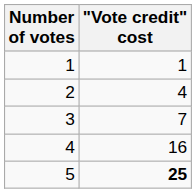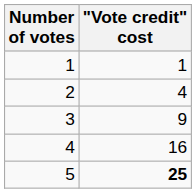(182, 119) 7 -> (182, 119) 9
